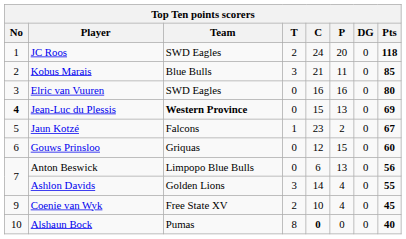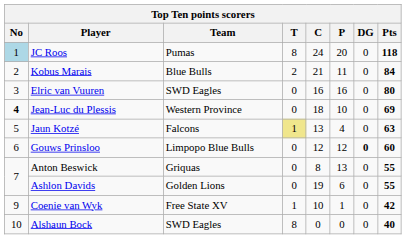(16, 52) no background -> (16, 52) lightblue background
(193, 52) SWD Eagles -> (180, 52) Pumas
(294, 52) 2 -> (294, 52) 8
(294, 71) 3 -> (294, 71) 2
(389, 71) 85 -> (389, 71) 84
(207, 110) bold -> (204, 110) normal
(318, 110) 15 -> (318, 110) 18
(342, 110) 13 -> (342, 110) 10
(294, 129) no background -> (294, 129) khaki background
(318, 129) 23 -> (318, 129) 13
(342, 129) 2 -> (342, 129) 4
(389, 129) 67 -> (389, 129) 63
(183, 148) Griquas -> (210, 148) Limpopo Blue Bulls
(342, 148) 15 -> (342, 148) 12
(366, 148) normal -> (366, 148) bold
(210, 167) Limpopo Blue Bulls -> (183, 167) Griquas
(318, 167) 6 -> (318, 167) 8
(389, 167) 56 -> (389, 167) 55
(294, 186) 3 -> (294, 186) 0
(318, 186) 14 -> (318, 186) 19
(342, 186) 4 -> (342, 186) 6
(294, 205) 2 -> (294, 205) 1
(342, 205) 4 -> (342, 205) 1
(389, 205) 45 -> (389, 205) 42
(180, 224) Pumas -> (193, 224) SWD Eagles
(318, 224) bold -> (318, 224) normal
